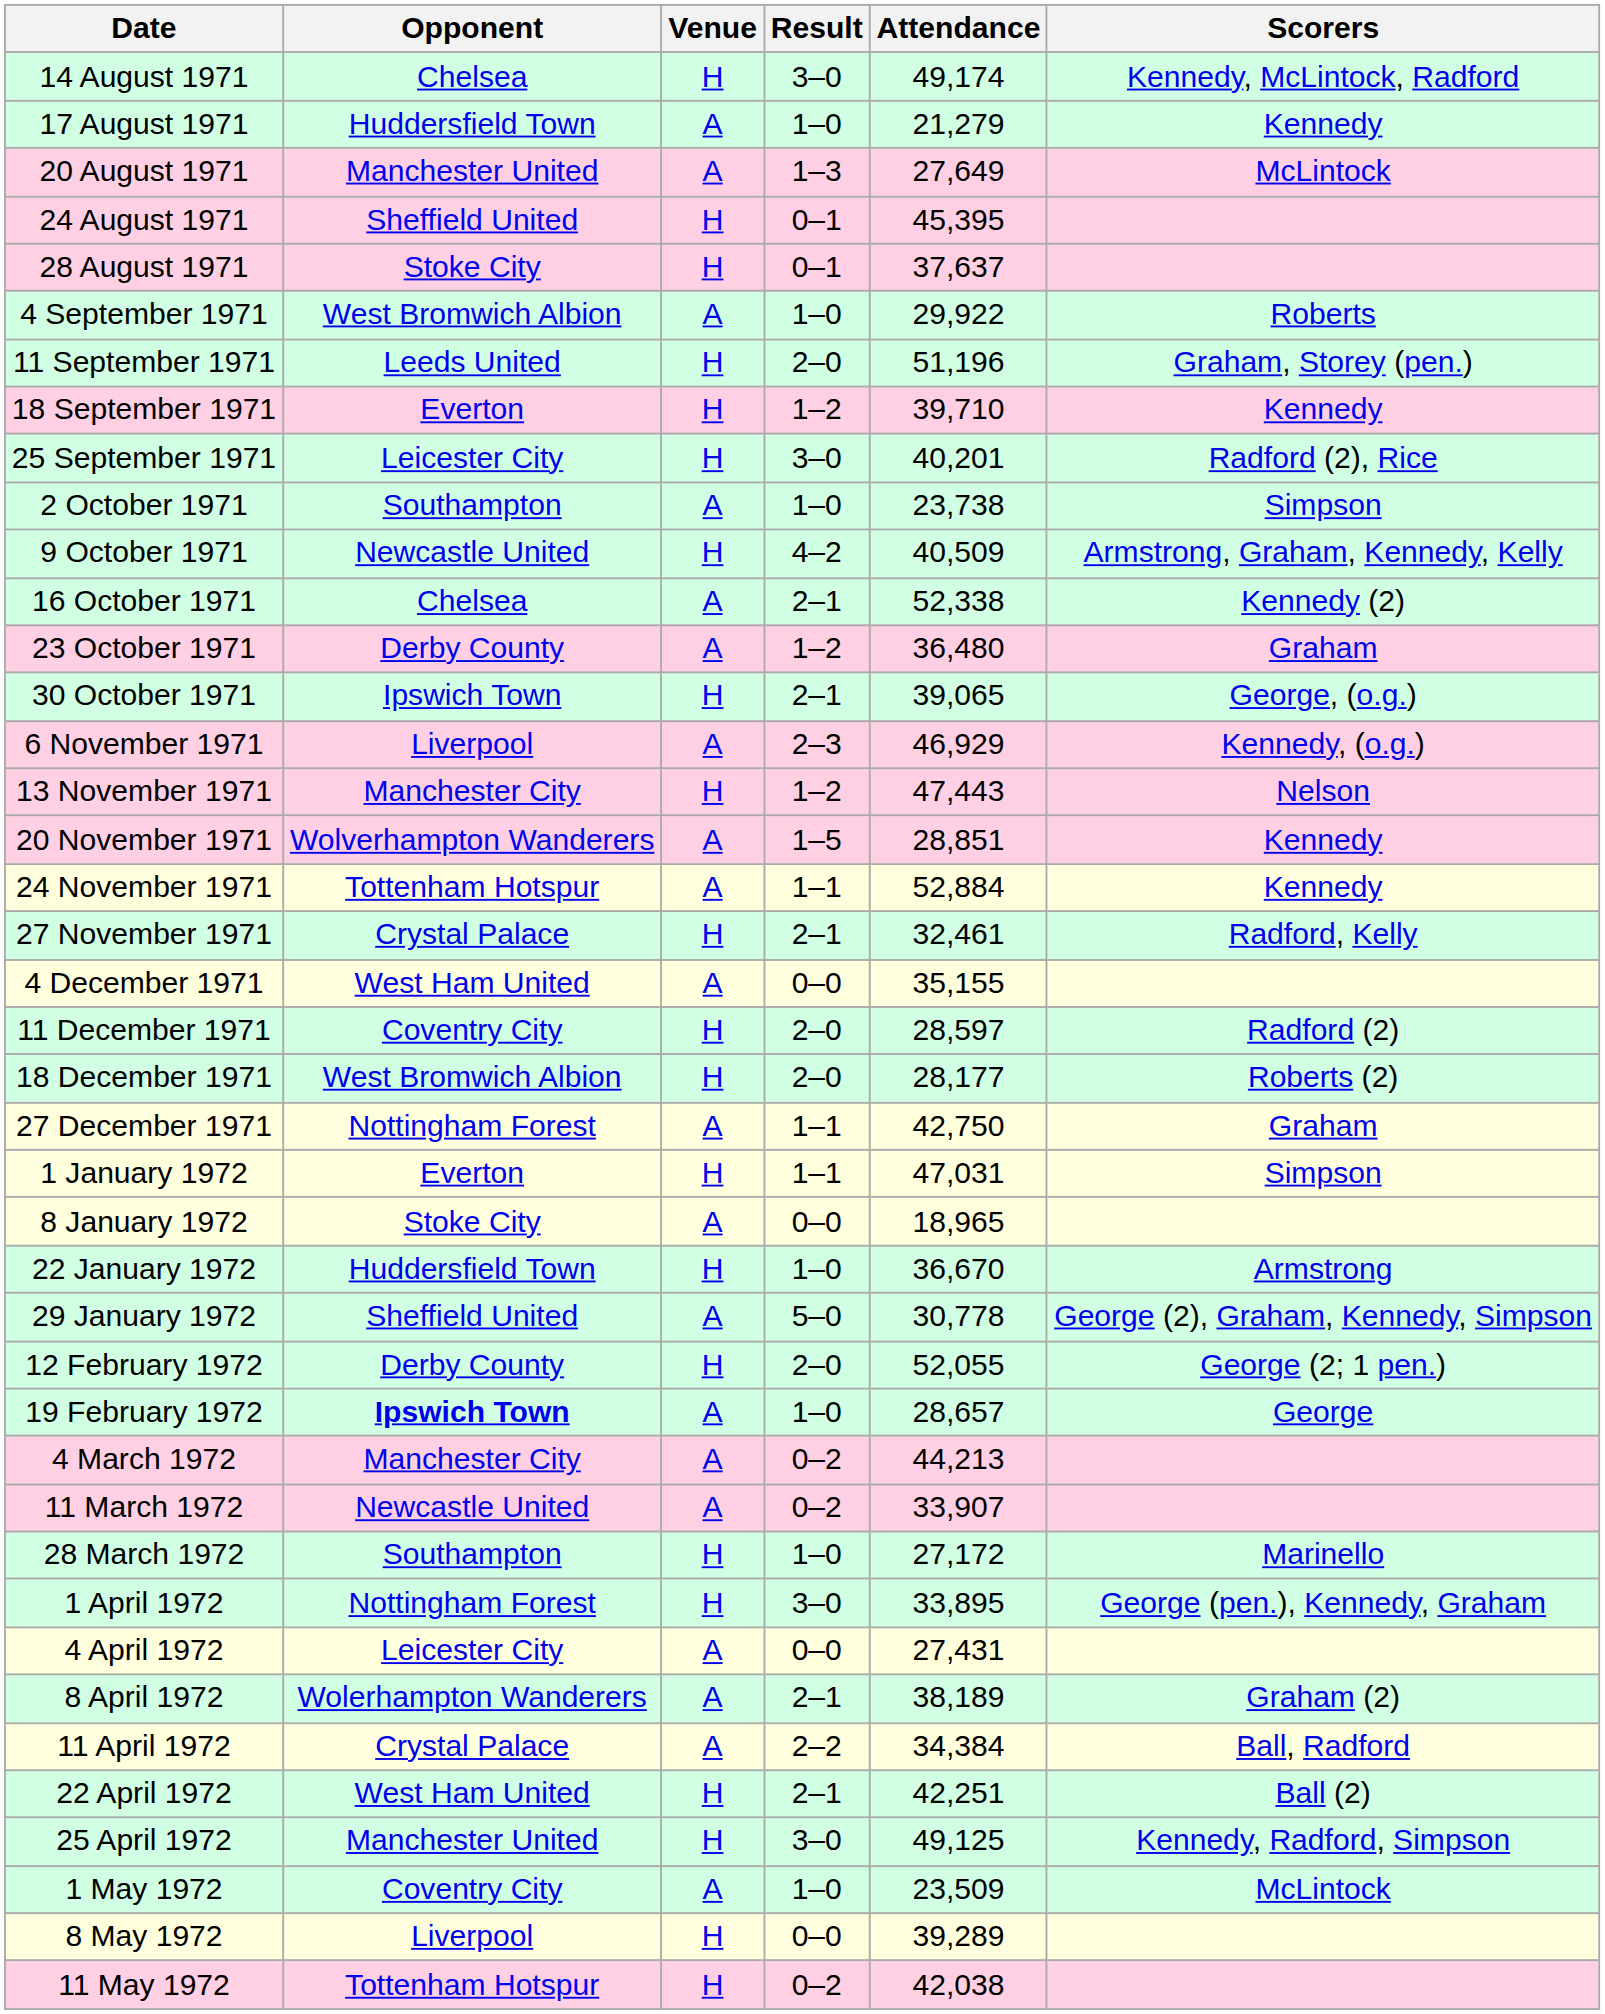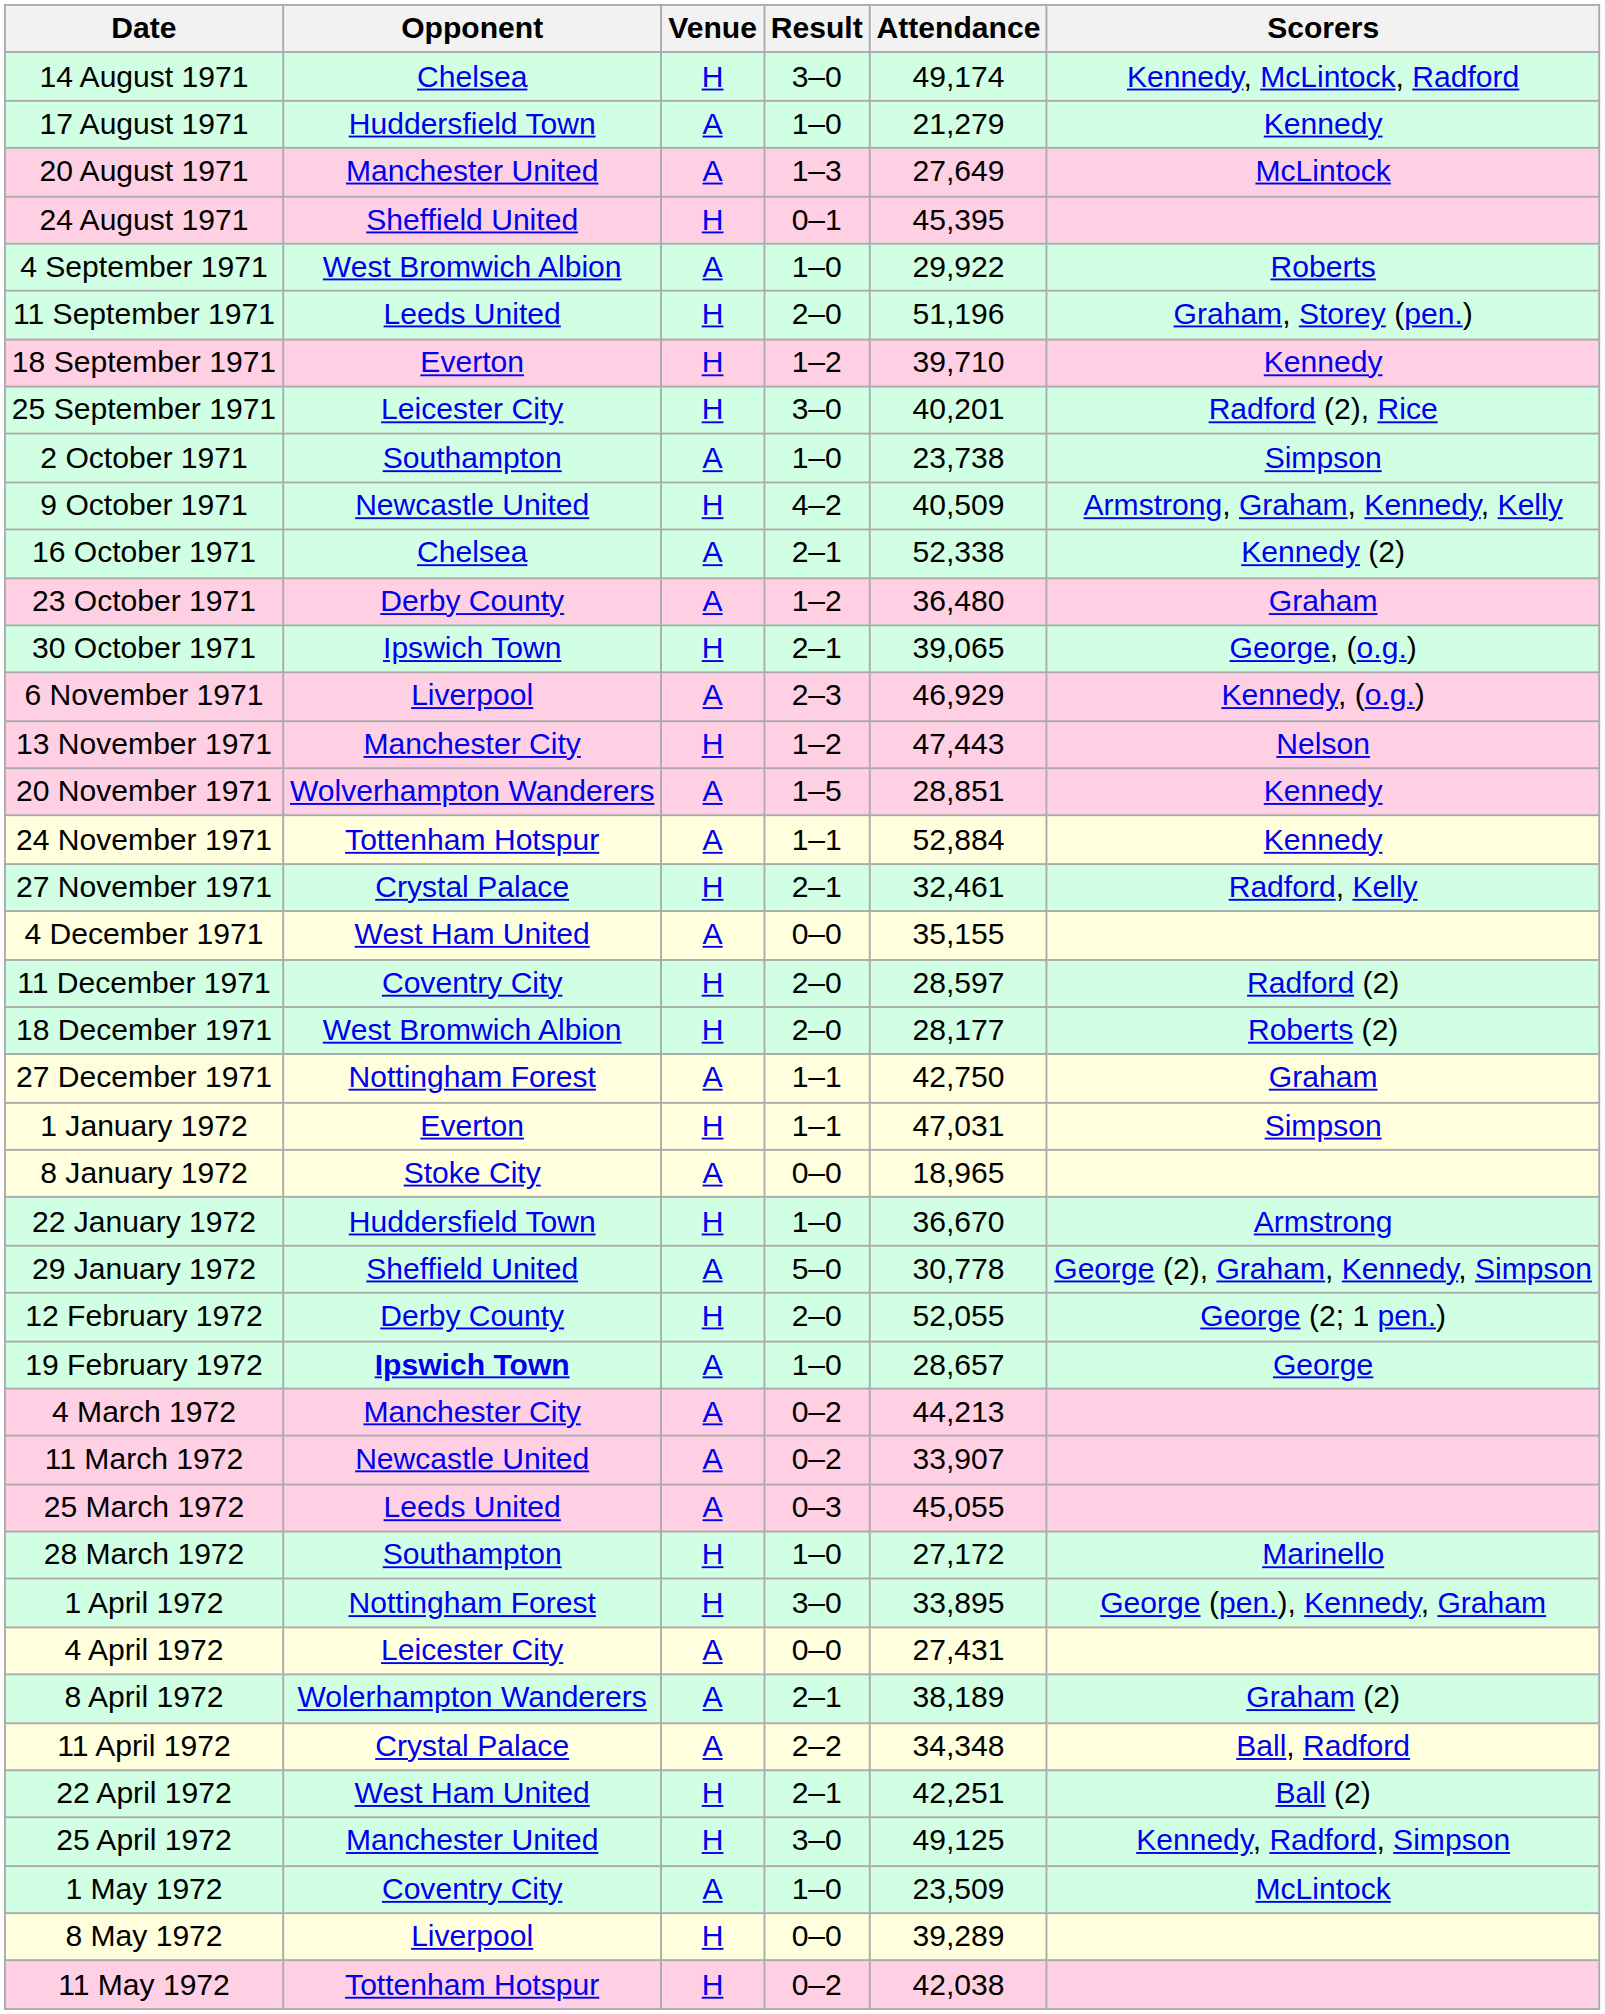- row: (144, 266)
+ row: (144, 1507)
(958, 1745) 34,384 -> (958, 1745) 34,348
